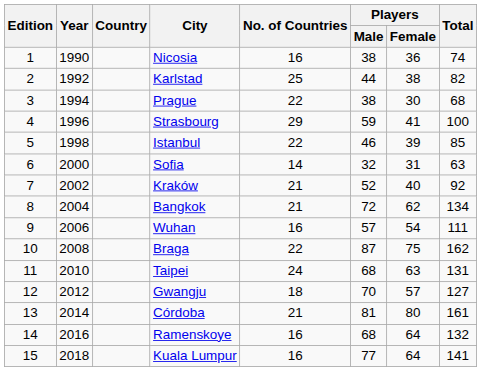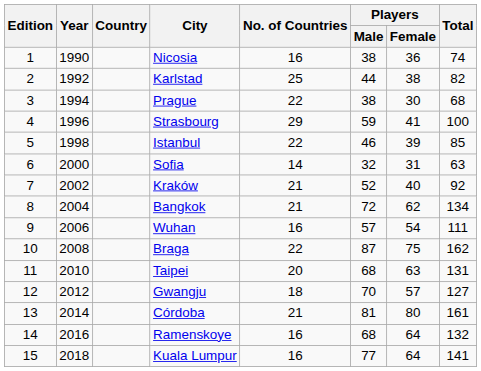(295, 270) 24 -> (295, 270) 20
